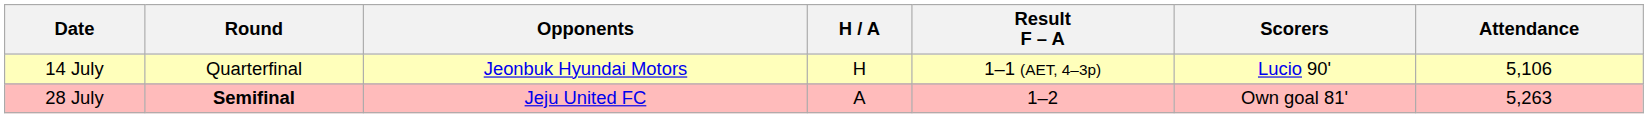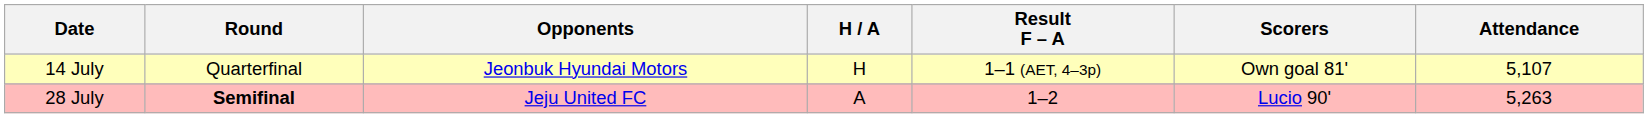(1295, 68) Lucio 90' -> (1295, 68) Own goal 81'
(1529, 68) 5,106 -> (1529, 68) 5,107
(1295, 98) Own goal 81' -> (1295, 98) Lucio 90'
